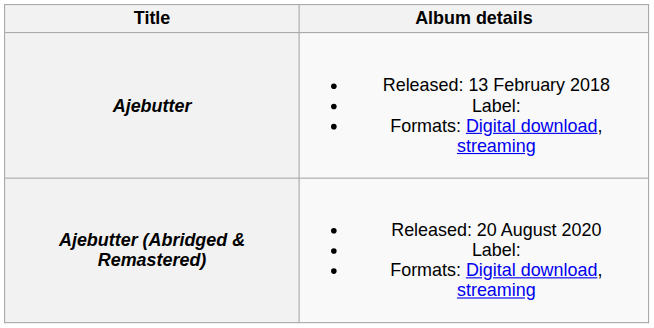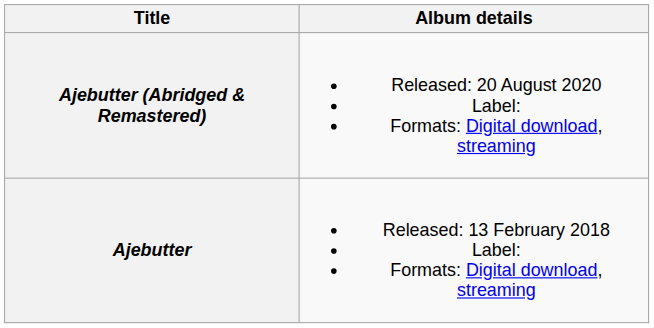rows swapped: (152, 250) <-> (152, 105)
